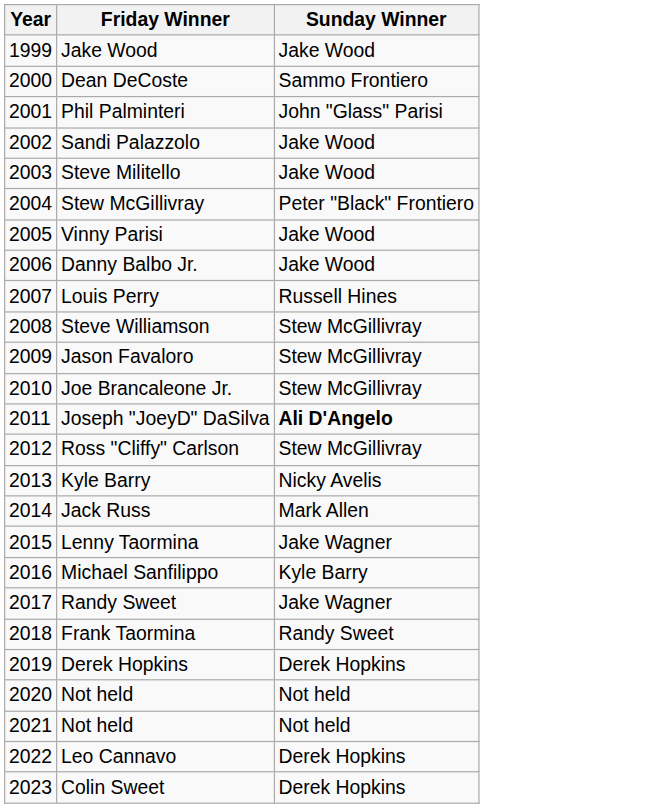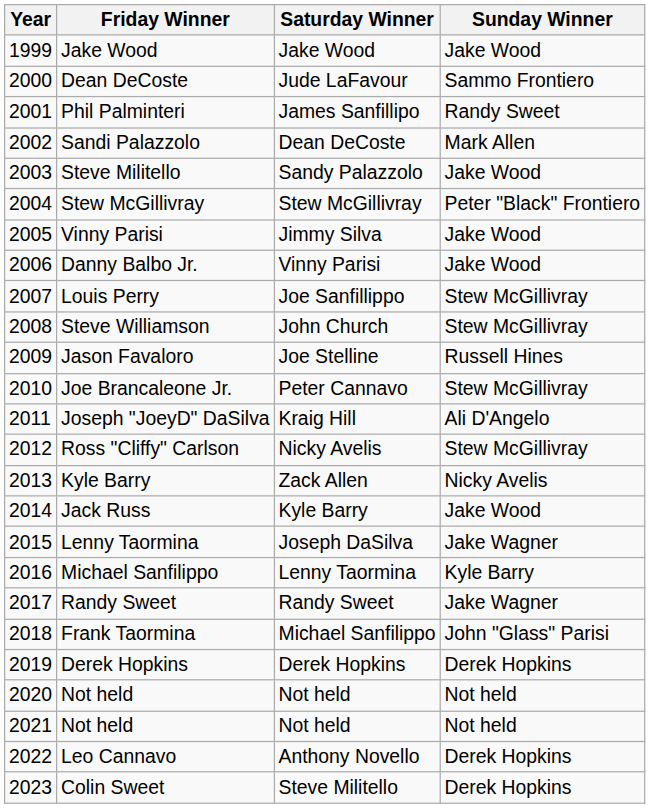+ column: (357, 19)
(361, 111) John "Glass" Parisi -> (502, 111) Randy Sweet
(327, 142) Jake Wood -> (490, 142) Mark Allen
(338, 296) Russell Hines -> (516, 296) Stew McGillivray
(350, 357) Stew McGillivray -> (504, 357) Russell Hines
(336, 419) bold -> (497, 419) normal
(324, 511) Mark Allen -> (493, 511) Jake Wood
(336, 633) Randy Sweet -> (527, 633) John "Glass" Parisi
